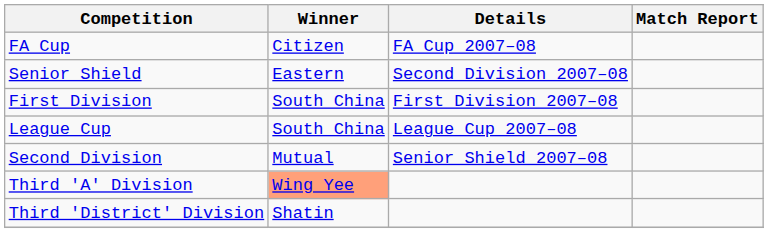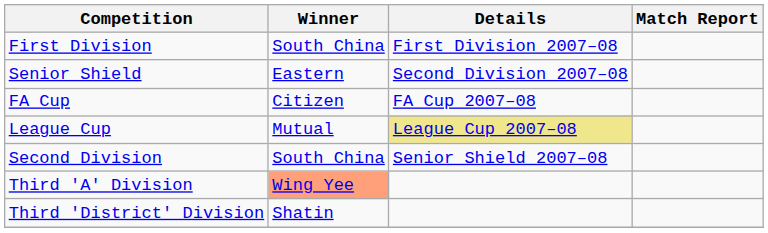rows swapped: (80, 102) <-> (39, 46)
(329, 130) South China -> (303, 130) Mutual
(485, 130) no background -> (485, 130) khaki background
(303, 157) Mutual -> (329, 157) South China
